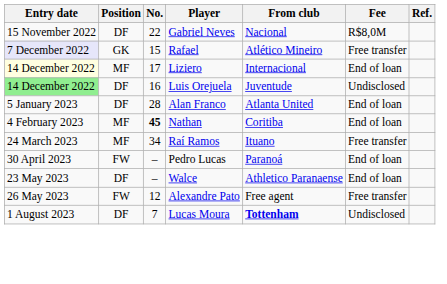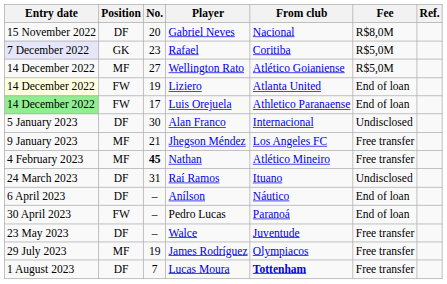(155, 31) 22 -> (155, 31) 20
(155, 50) 15 -> (155, 50) 23
(284, 50) Atlético Mineiro -> (272, 50) Coritiba
(377, 50) Free transfer -> (375, 50) R$5,0M
+ row: (206, 68)
(121, 68) MF -> (121, 86) FW
(155, 68) 17 -> (155, 86) 19
(276, 68) Internacional -> (287, 86) Atlanta United
(121, 86) DF -> (121, 104) FW
(155, 86) 16 -> (155, 104) 17
(269, 86) Juventude -> (302, 104) Athletico Paranaense
(377, 86) Undisclosed -> (383, 104) End of loan
(155, 104) 28 -> (155, 123) 30
(279, 104) Atlanta United -> (283, 123) Internacional
(375, 104) End of loan -> (384, 123) Undisclosed
+ row: (207, 141)
(264, 123) Coritiba -> (291, 159) Atlético Mineiro
(375, 123) End of loan -> (385, 159) Free transfer
(121, 141) MF -> (121, 178) DF
(155, 141) 34 -> (155, 178) 31
(377, 141) Free transfer -> (384, 178) Undisclosed
+ row: (187, 196)
(294, 178) Athletico Paranaense -> (276, 232) Juventude
(375, 178) End of loan -> (385, 232) Free transfer
- row: (204, 196)
+ row: (208, 251)
(377, 214) Undisclosed -> (385, 269) Free transfer
